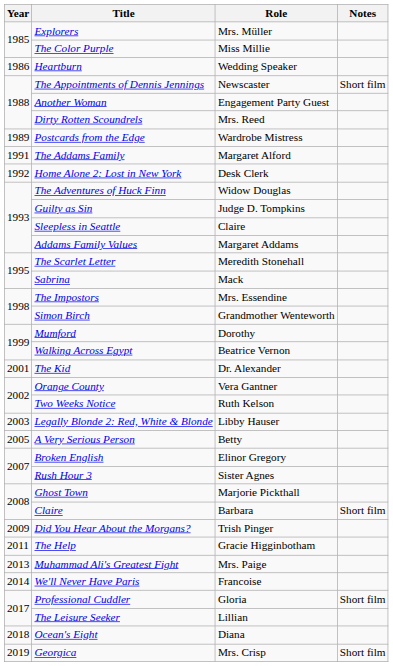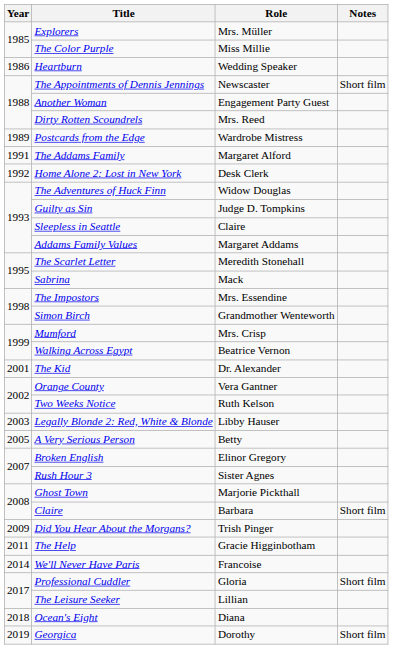(237, 333) Dorothy -> (242, 333) Mrs. Crisp
- row: (106, 564)
(242, 652) Mrs. Crisp -> (237, 635) Dorothy
